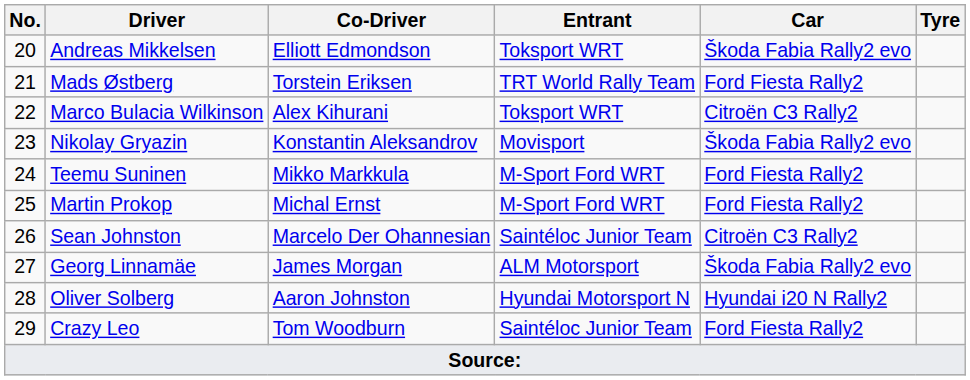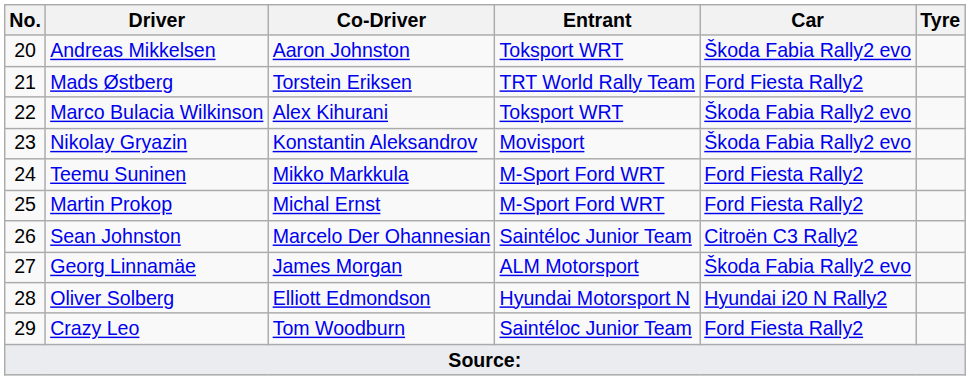(352, 51) Elliott Edmondson -> (341, 51) Aaron Johnston
(781, 112) Citroën C3 Rally2 -> (808, 112) Škoda Fabia Rally2 evo
(341, 298) Aaron Johnston -> (352, 298) Elliott Edmondson
